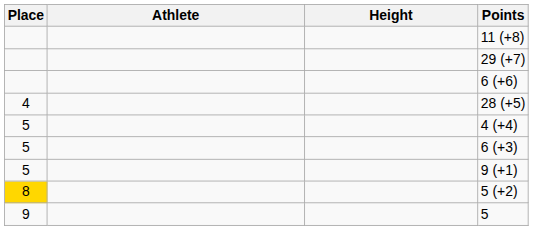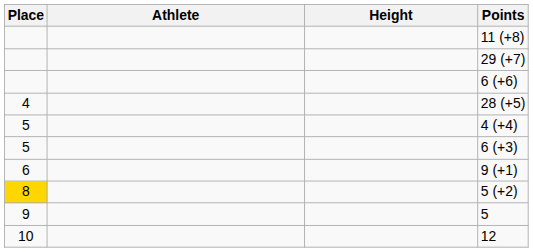(26, 170) 5 -> (26, 170) 6
+ row: (489, 236)
